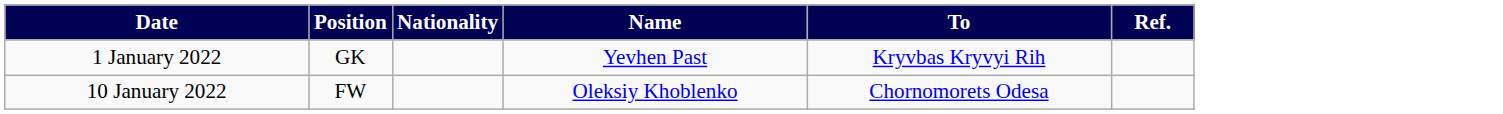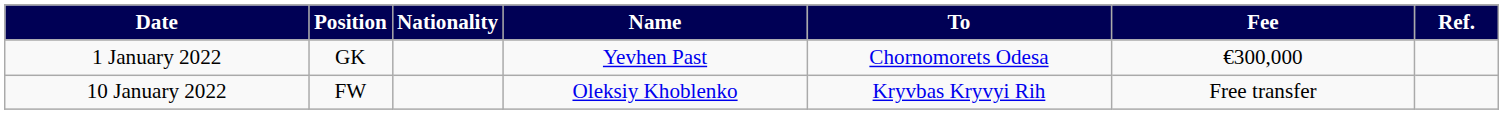+ column: (1263, 22)
(959, 57) Kryvbas Kryvyi Rih -> (959, 57) Chornomorets Odesa
(959, 92) Chornomorets Odesa -> (959, 92) Kryvbas Kryvyi Rih
